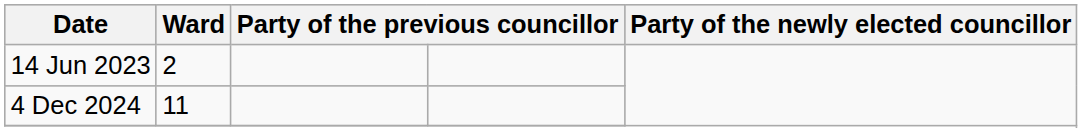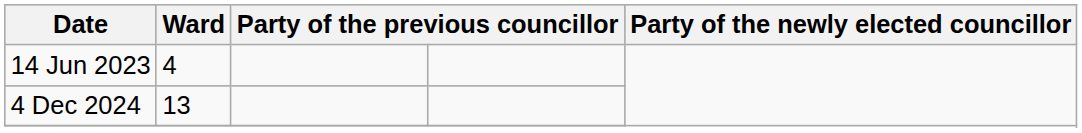(170, 65) 2 -> (170, 65) 4
(176, 105) 11 -> (177, 105) 13
